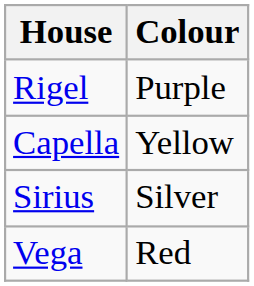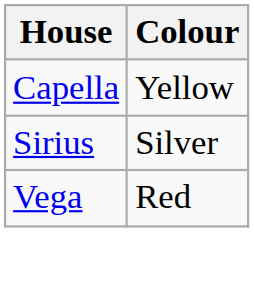- row: (51, 87)
